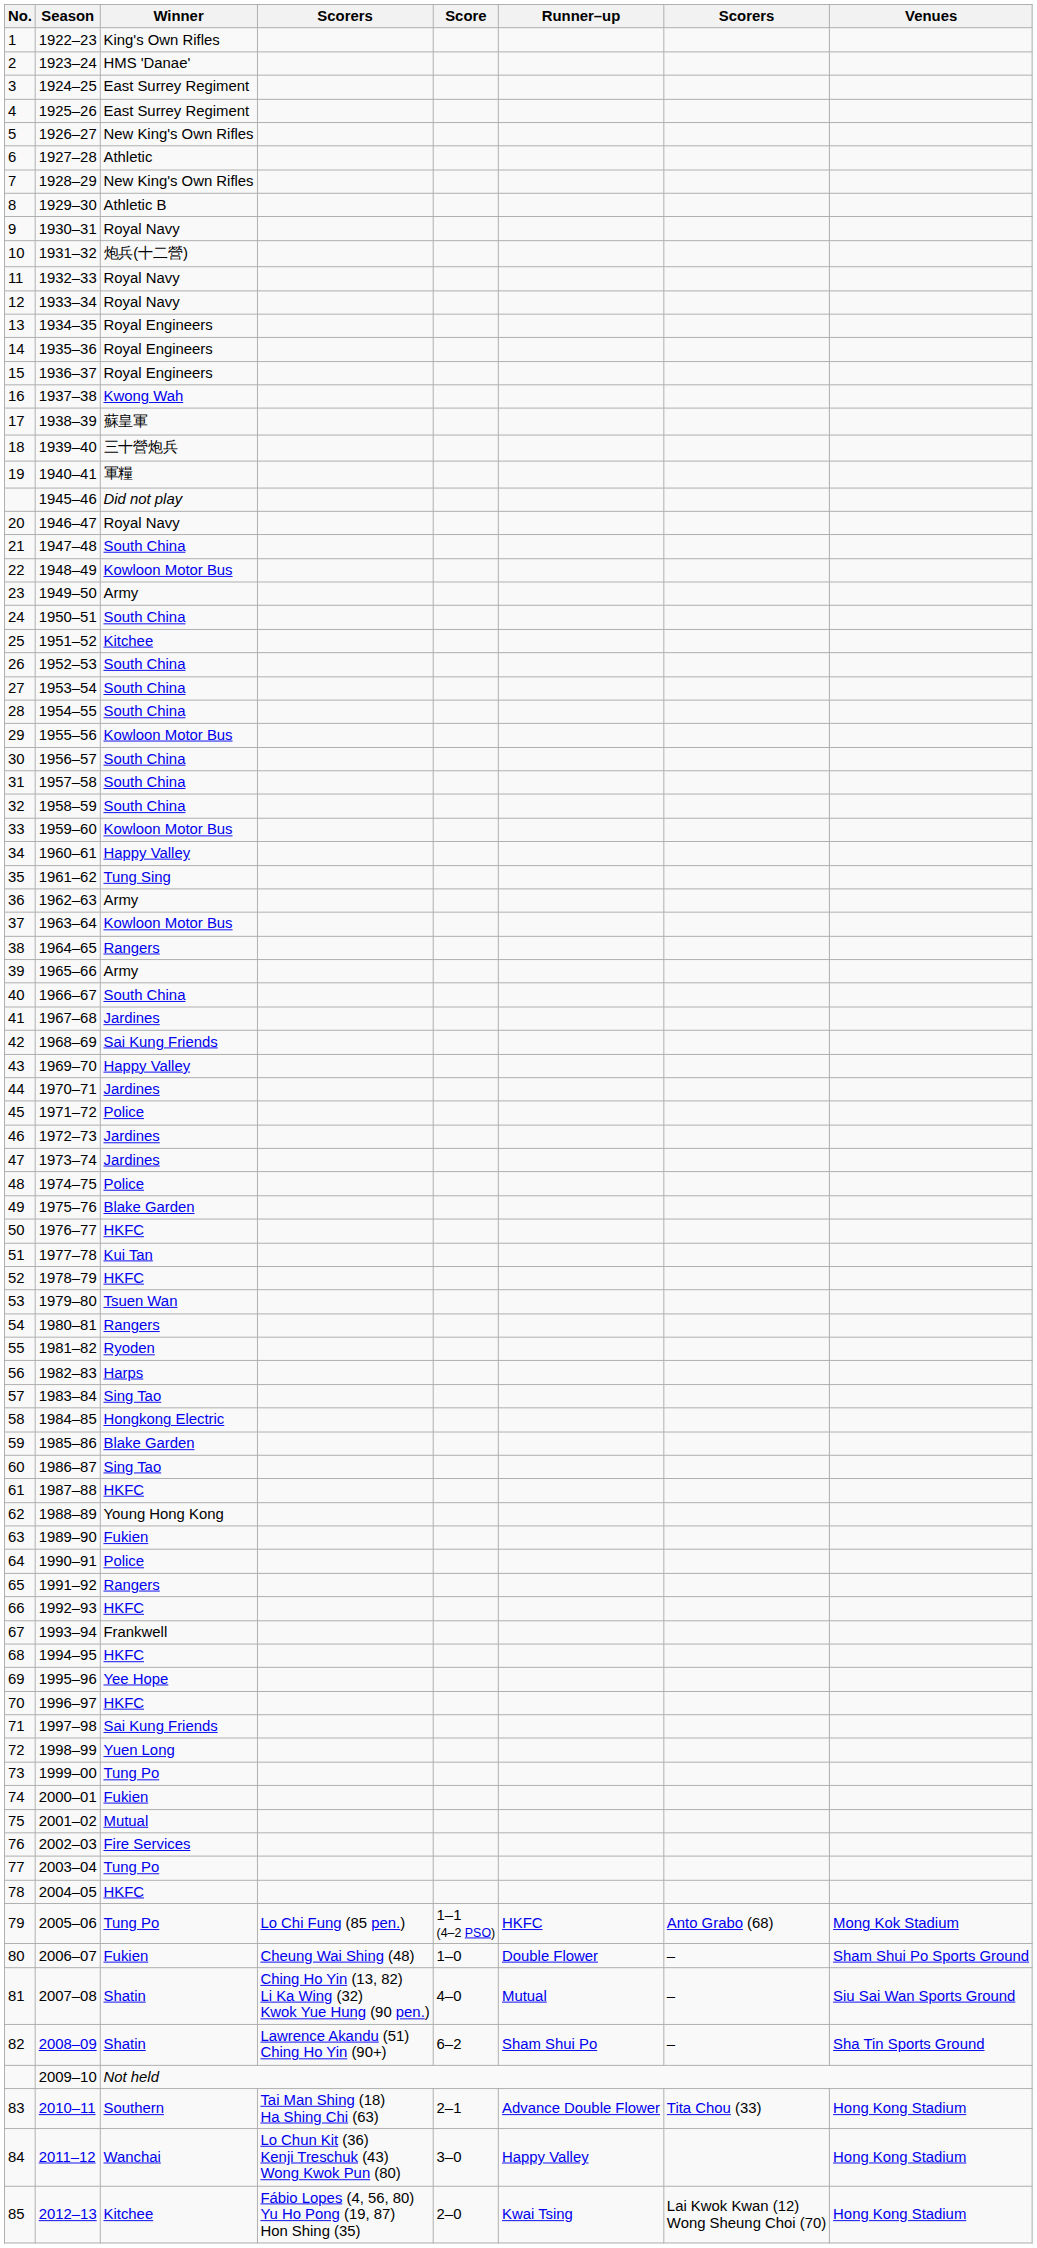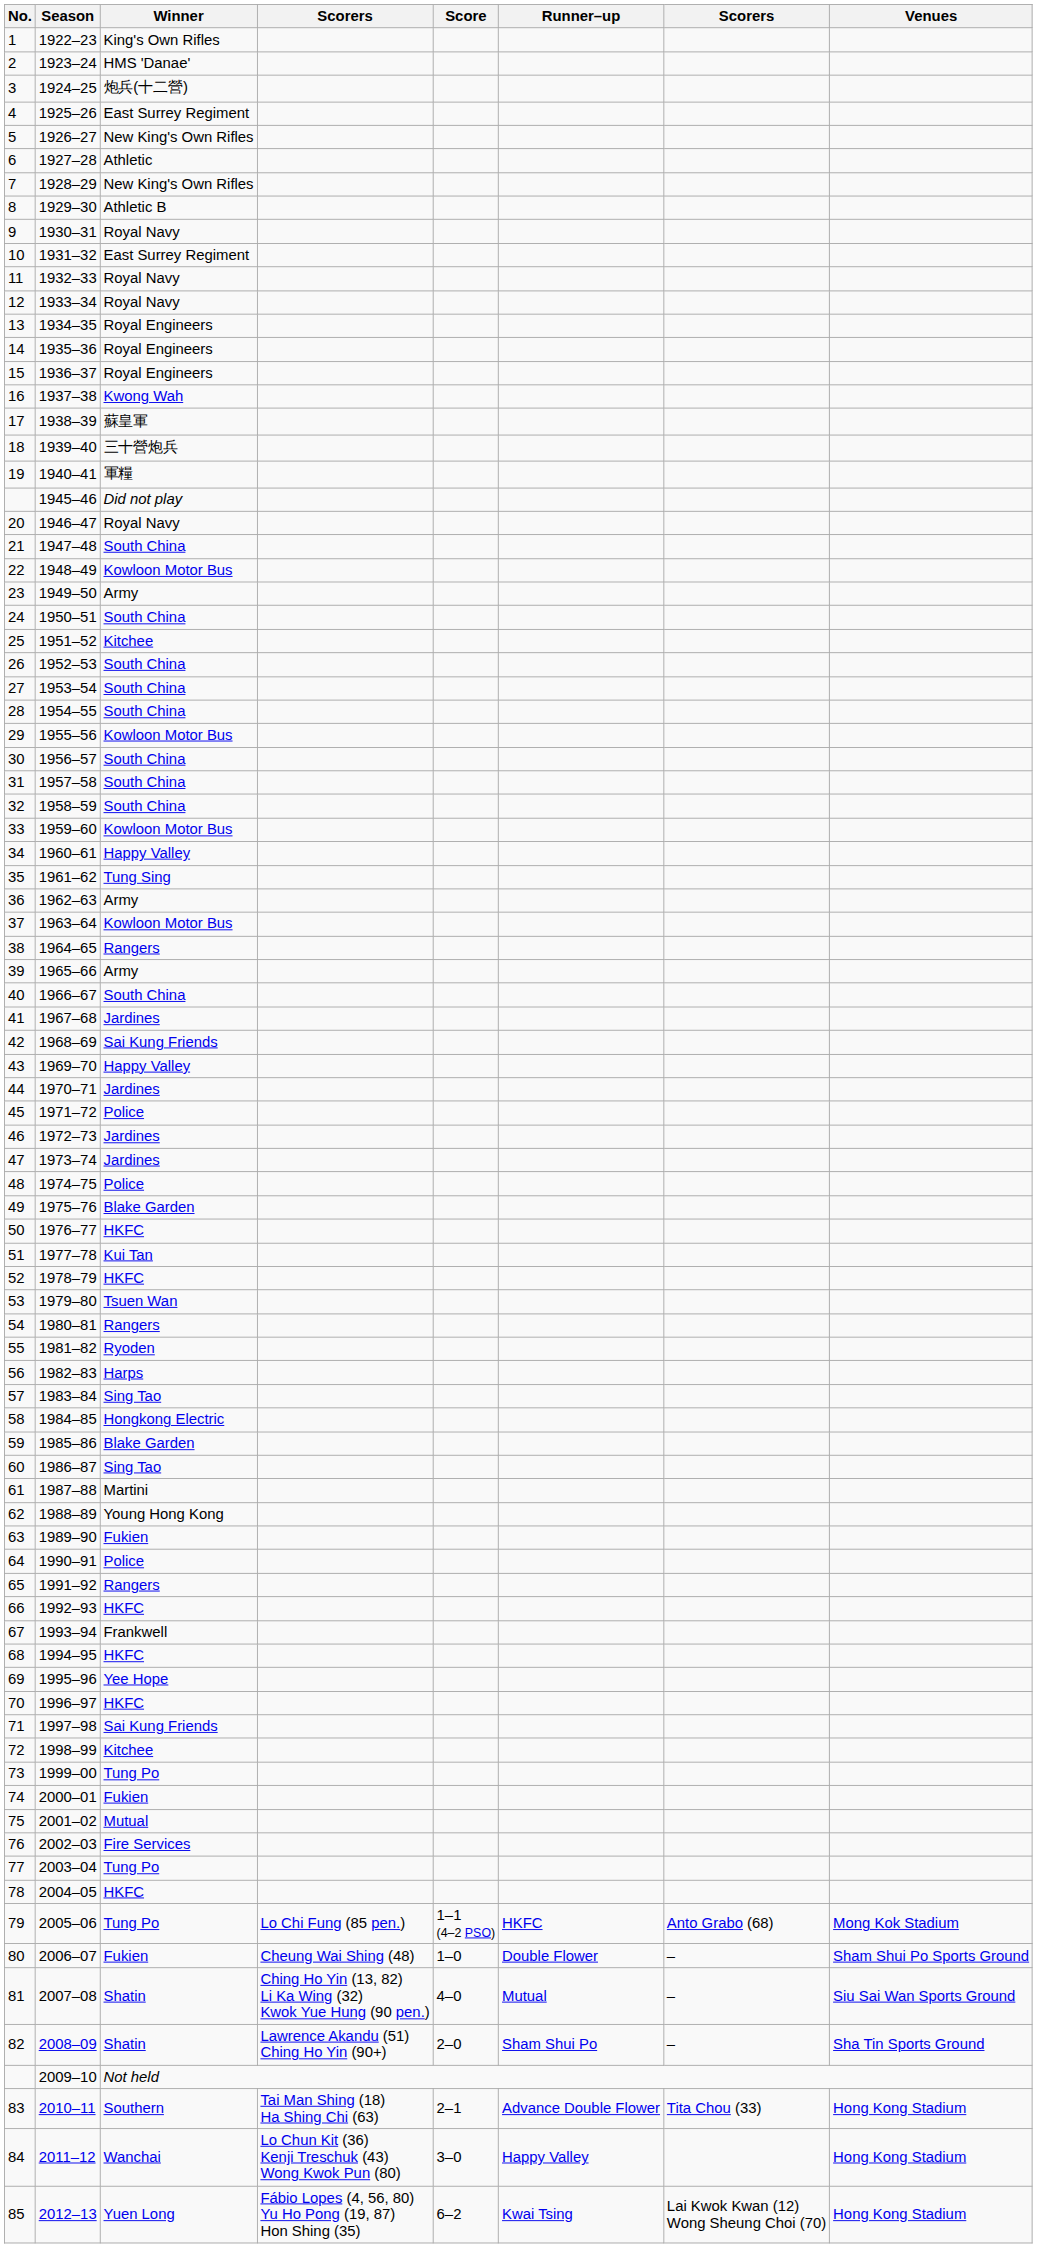(176, 87) East Surrey Regiment -> (146, 88) 炮兵(十二營)
(146, 253) 炮兵(十二營) -> (176, 255) East Surrey Regiment
(124, 1490) HKFC -> (126, 1490) Martini
(139, 1750) Yuen Long -> (128, 1750) Kitchee
(449, 2044) 6–2 -> (449, 2044) 2–0
(128, 2214) Kitchee -> (139, 2214) Yuen Long
(449, 2214) 2–0 -> (449, 2214) 6–2
